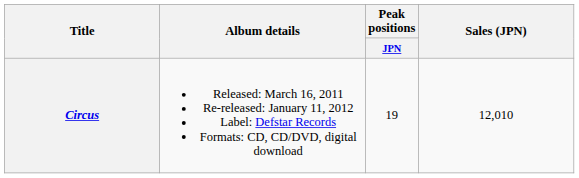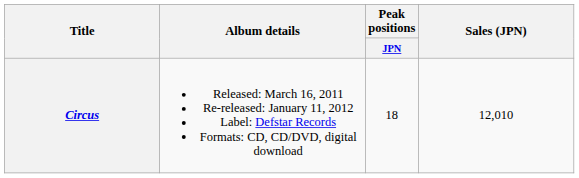(392, 115) 19 -> (392, 115) 18
